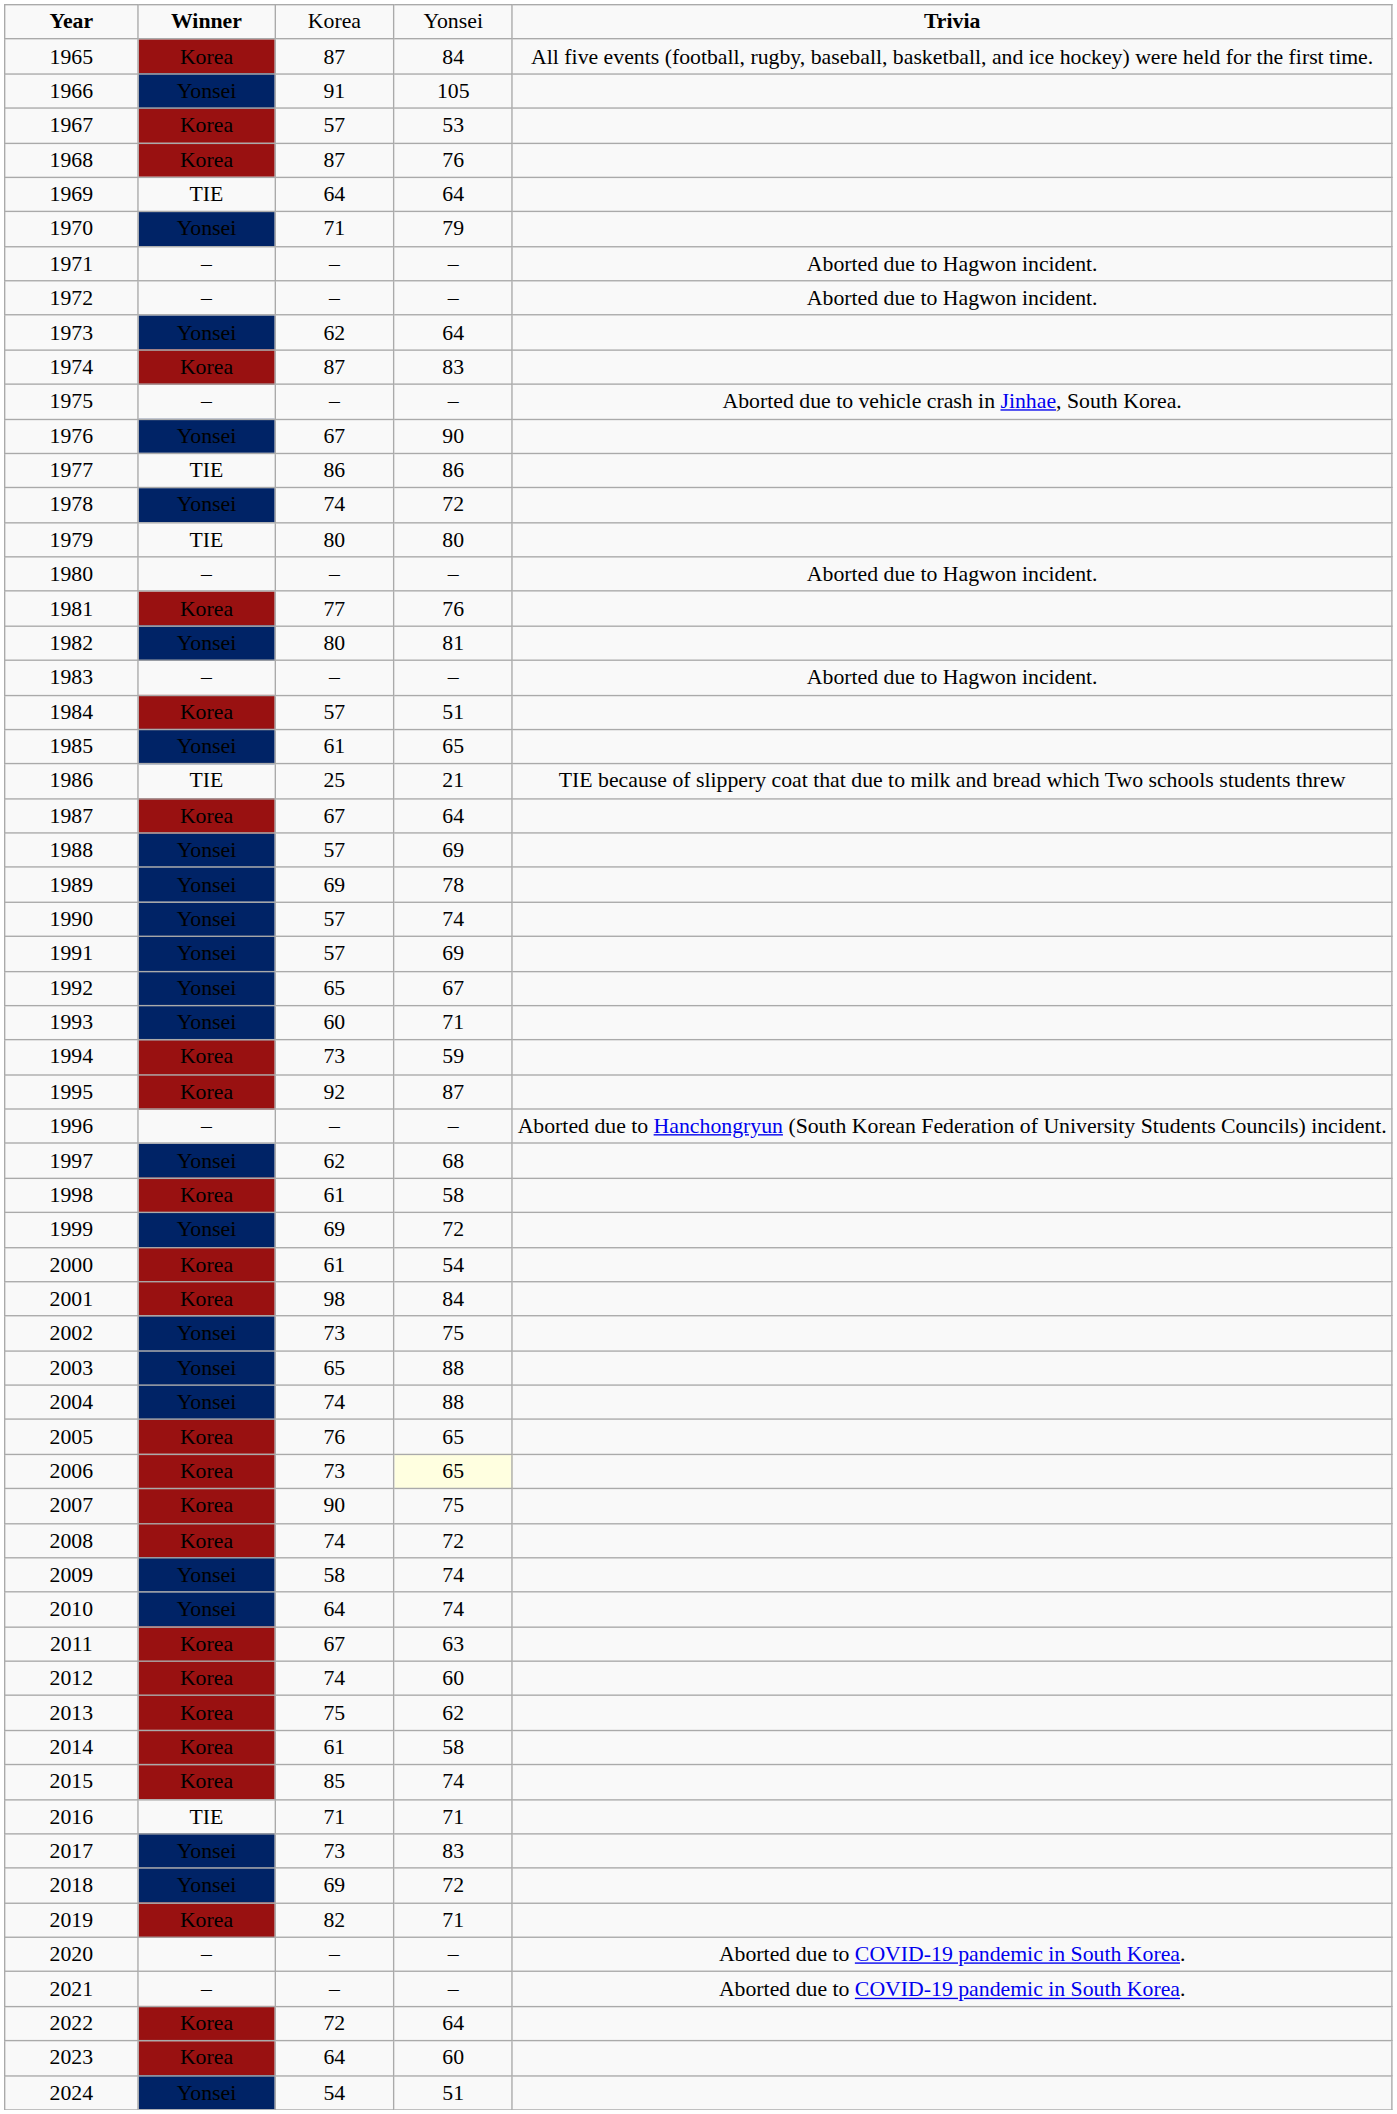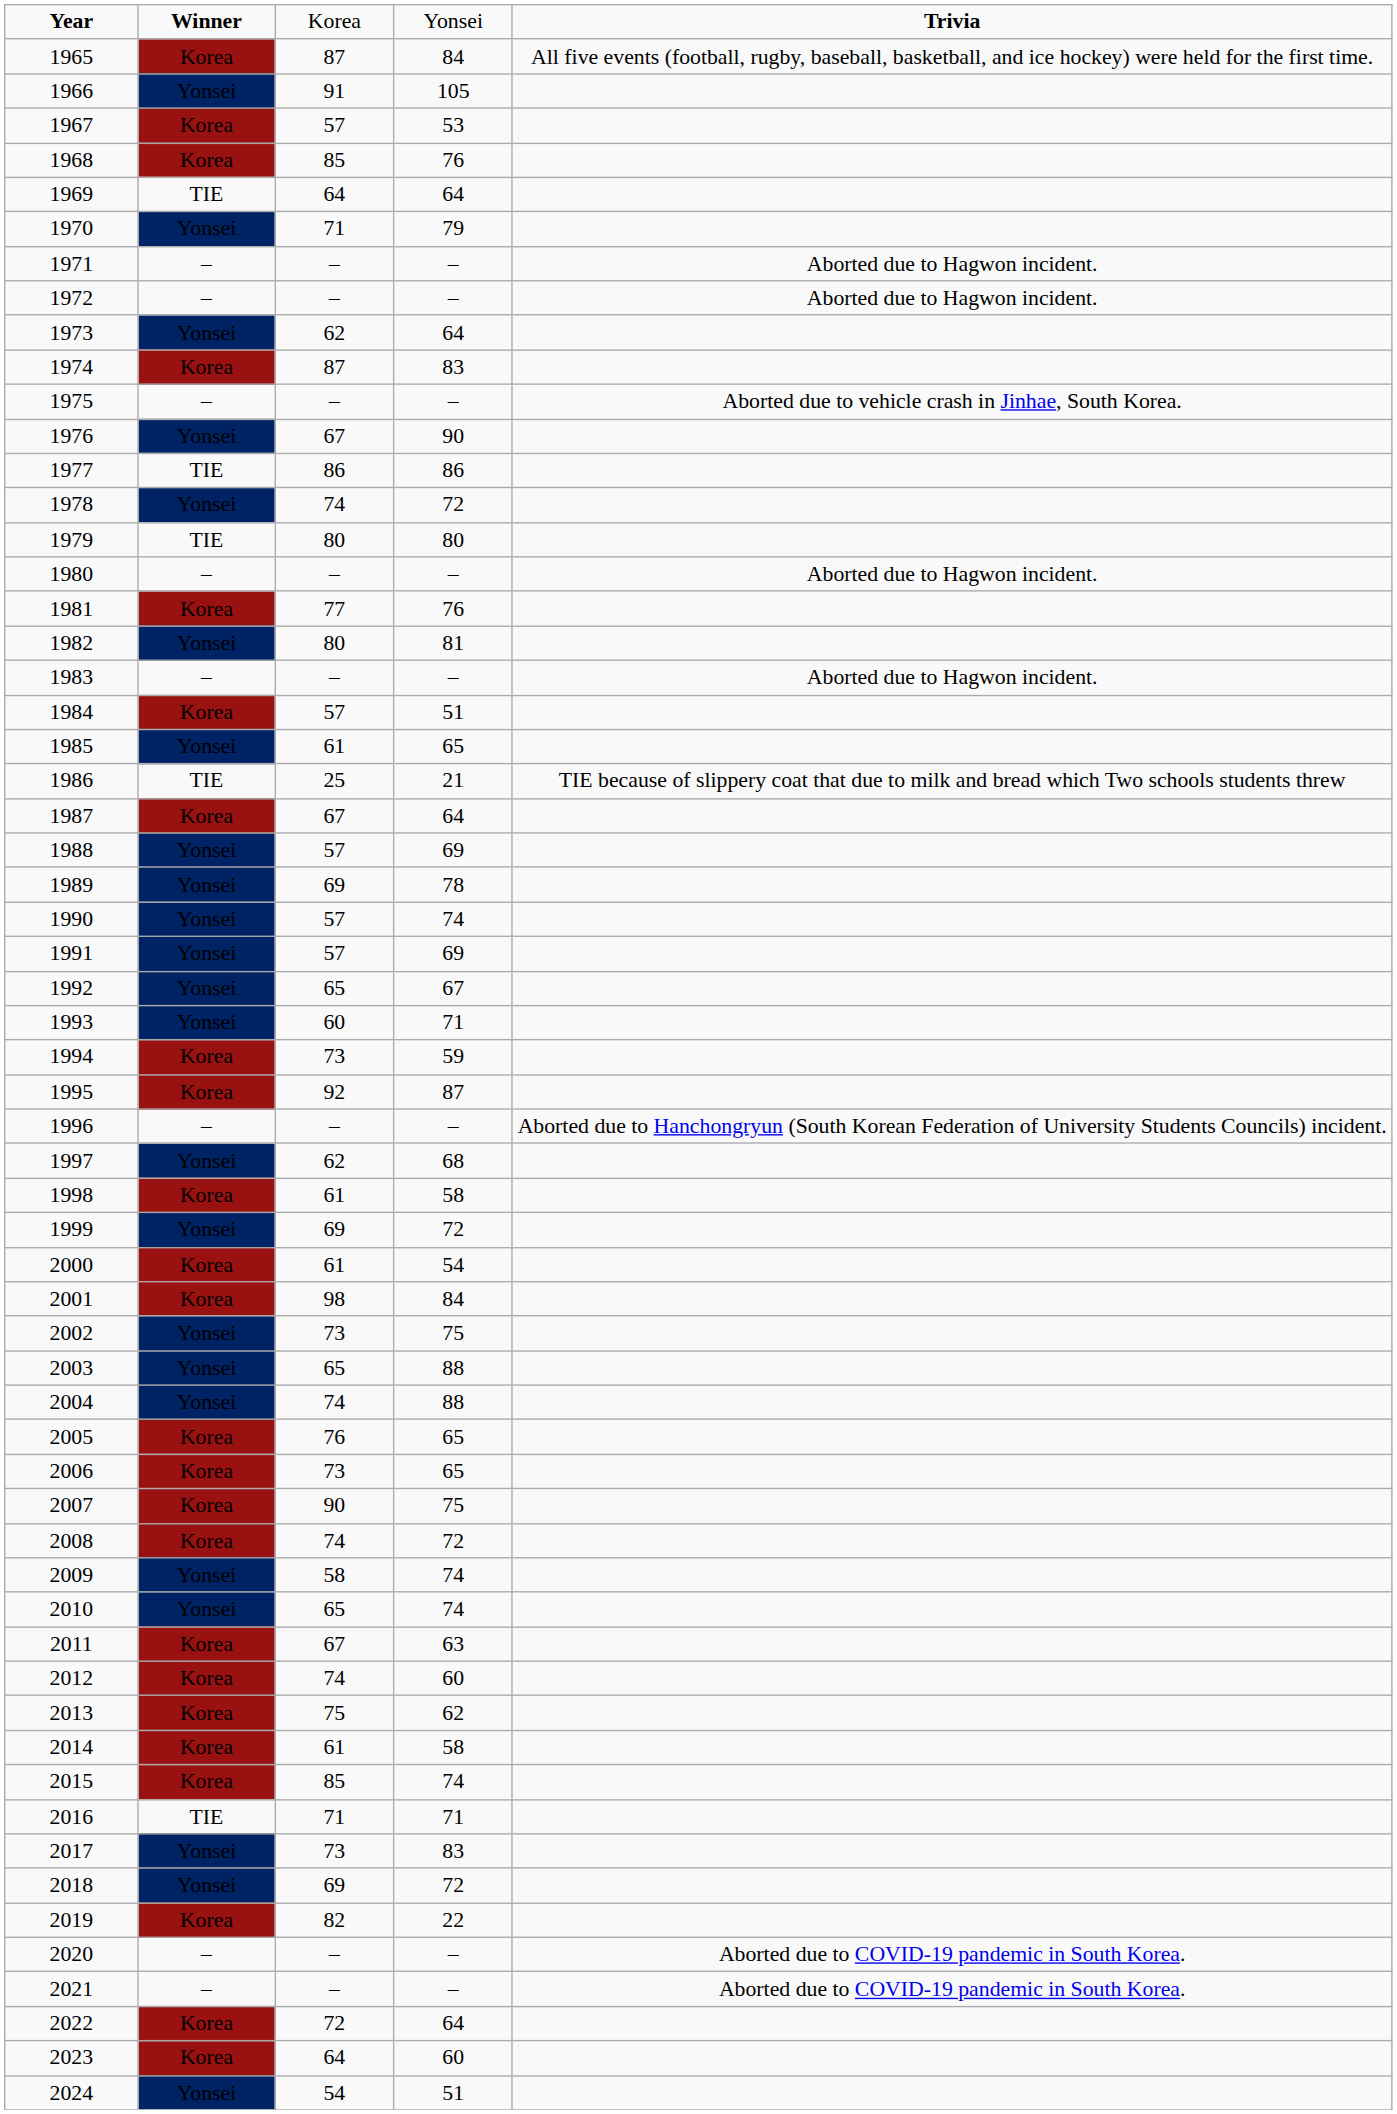(334, 159) 87 -> (334, 159) 85
(453, 1471) lightyellow background -> (453, 1471) no background
(334, 1609) 64 -> (334, 1609) 65
(453, 1919) 71 -> (453, 1919) 22
